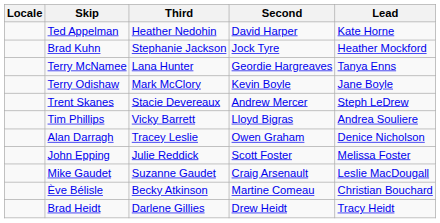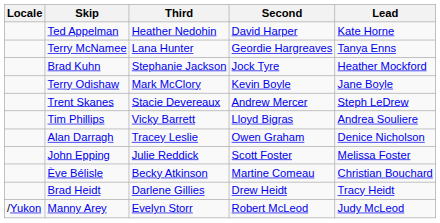rows swapped: (74, 48) <-> (87, 66)
- row: (79, 173)
+ row: (77, 208)
